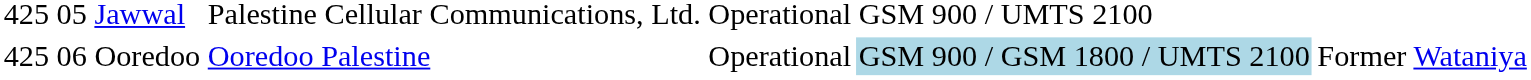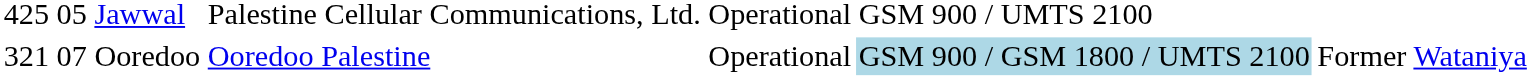(26, 55) 425 -> (26, 55) 321
(72, 55) 06 -> (72, 55) 07
